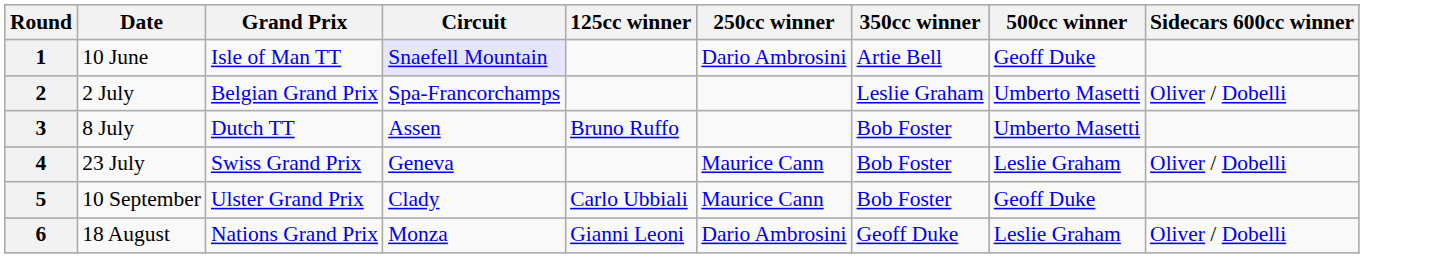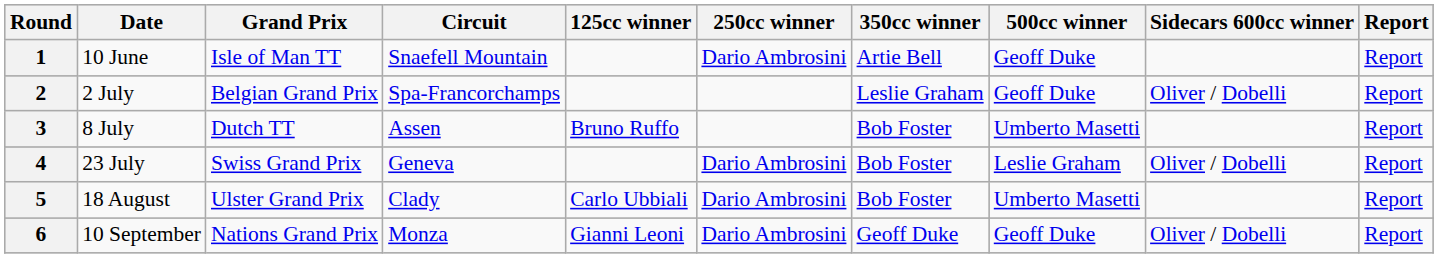+ column: (1397, 21)
(468, 57) lavender background -> (468, 57) no background
(1067, 92) Umberto Masetti -> (1045, 92) Geoff Duke
(763, 163) Maurice Cann -> (774, 163) Dario Ambrosini
(141, 199) 10 September -> (126, 199) 18 August
(763, 199) Maurice Cann -> (774, 199) Dario Ambrosini
(1045, 199) Geoff Duke -> (1067, 199) Umberto Masetti
(126, 234) 18 August -> (141, 234) 10 September
(1057, 234) Leslie Graham -> (1045, 234) Geoff Duke
